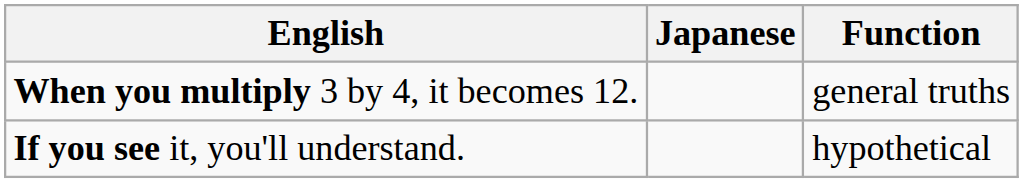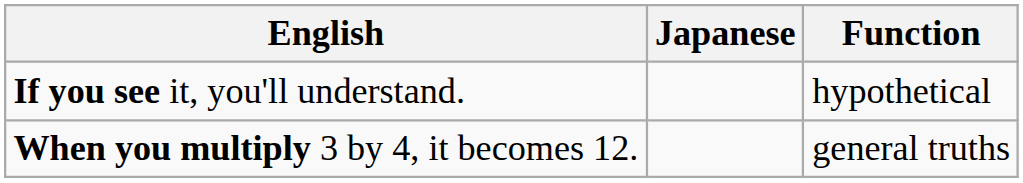rows swapped: (239, 147) <-> (326, 90)
